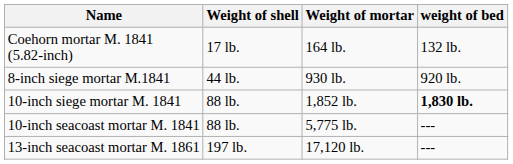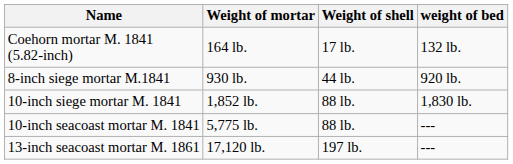columns swapped: (253, 16) <-> (360, 16)
(447, 101) bold -> (446, 101) normal
